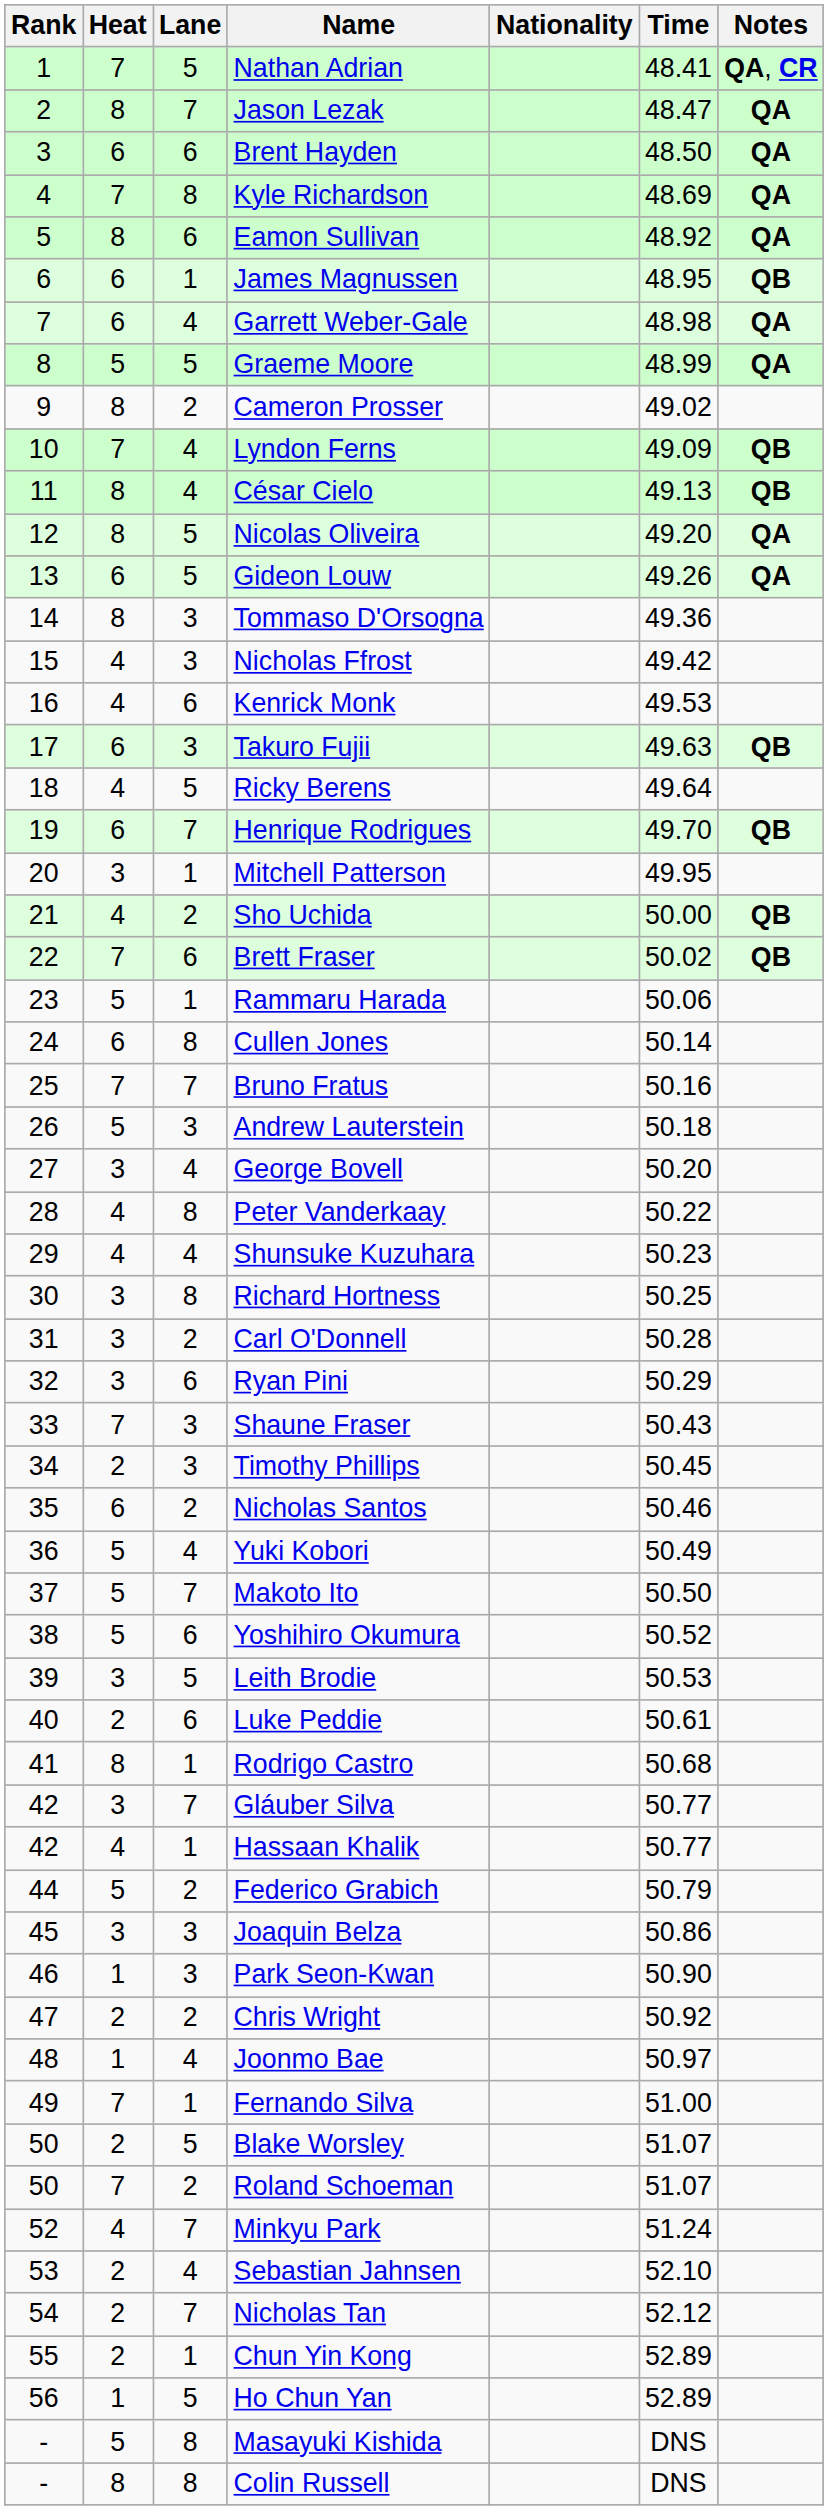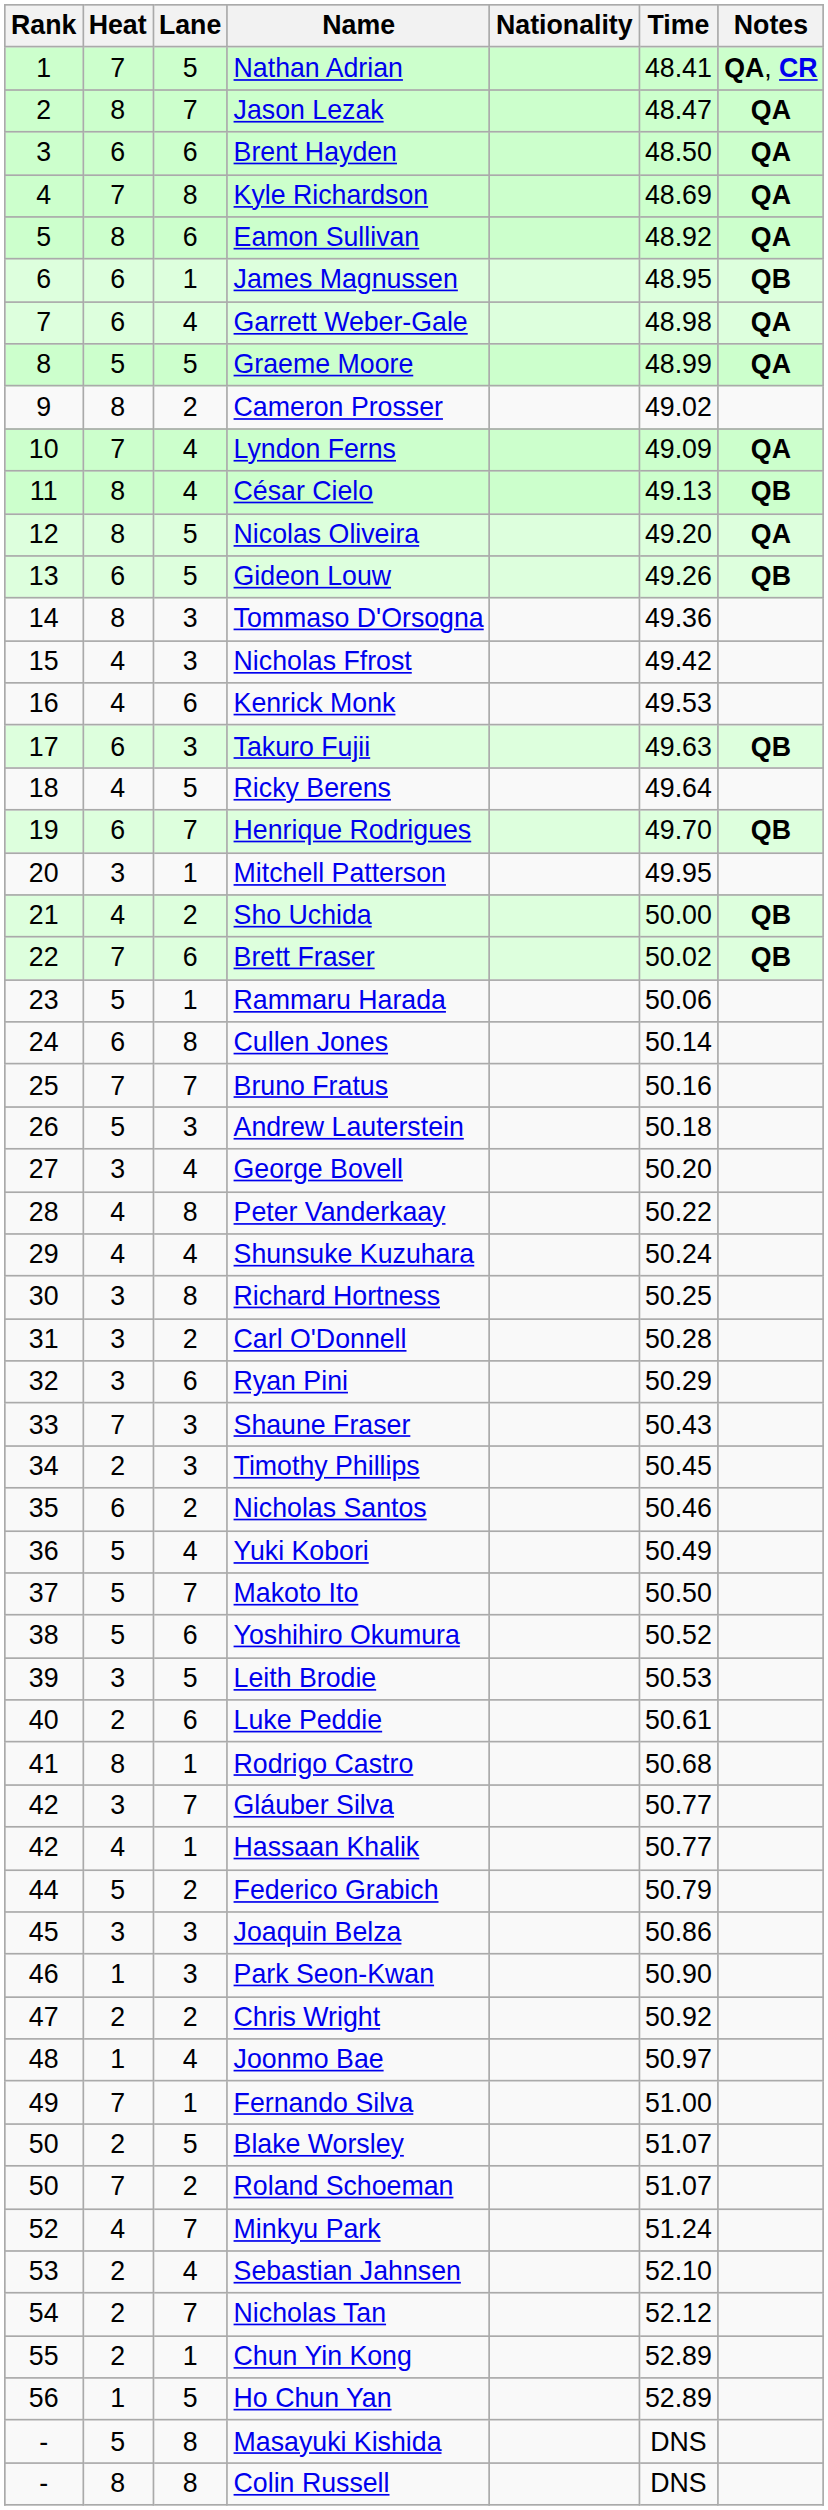(771, 449) QB -> (771, 449) QA
(771, 576) QA -> (771, 576) QB
(678, 1254) 50.23 -> (678, 1254) 50.24
